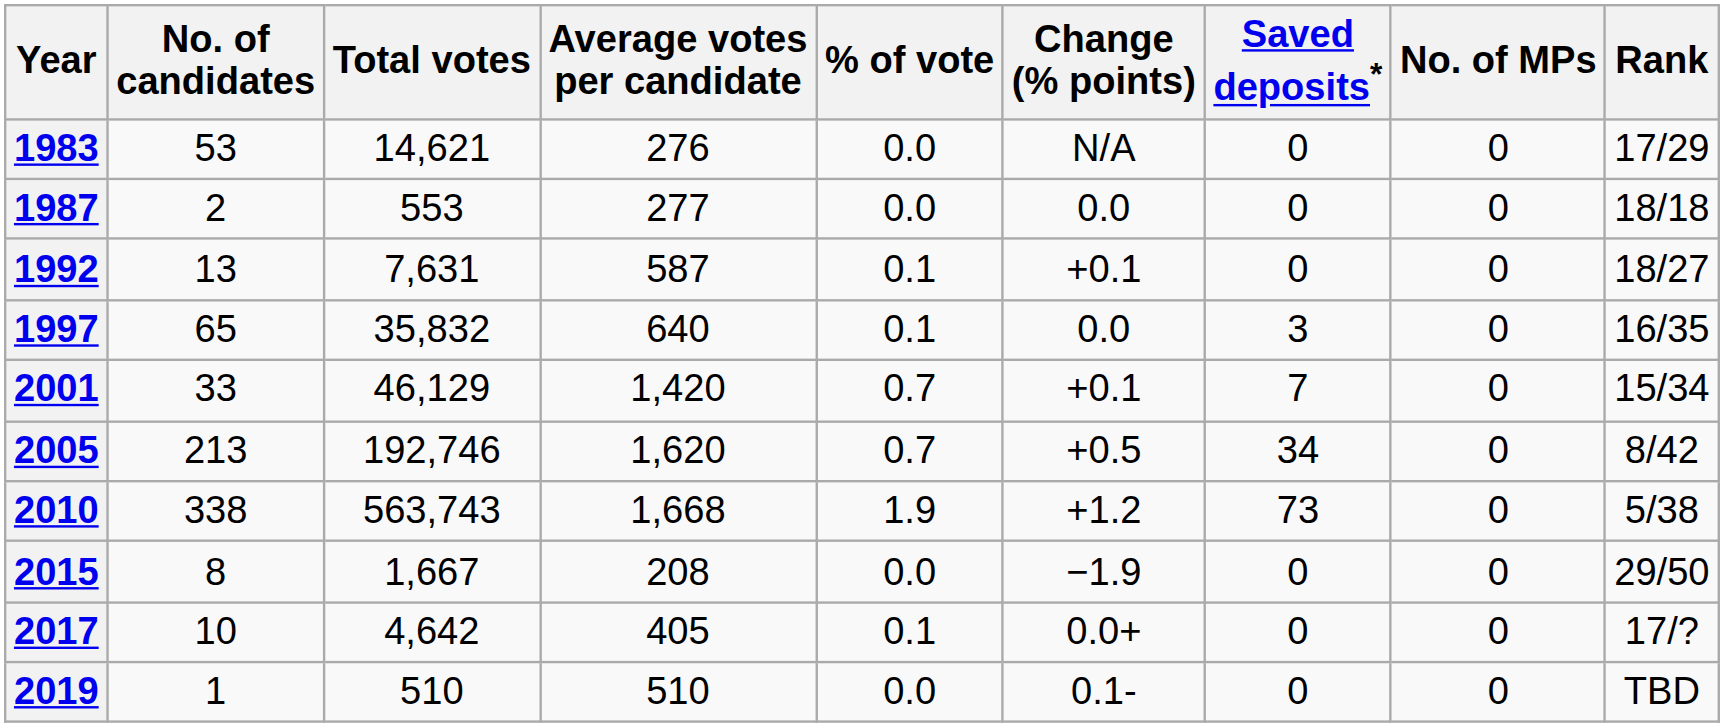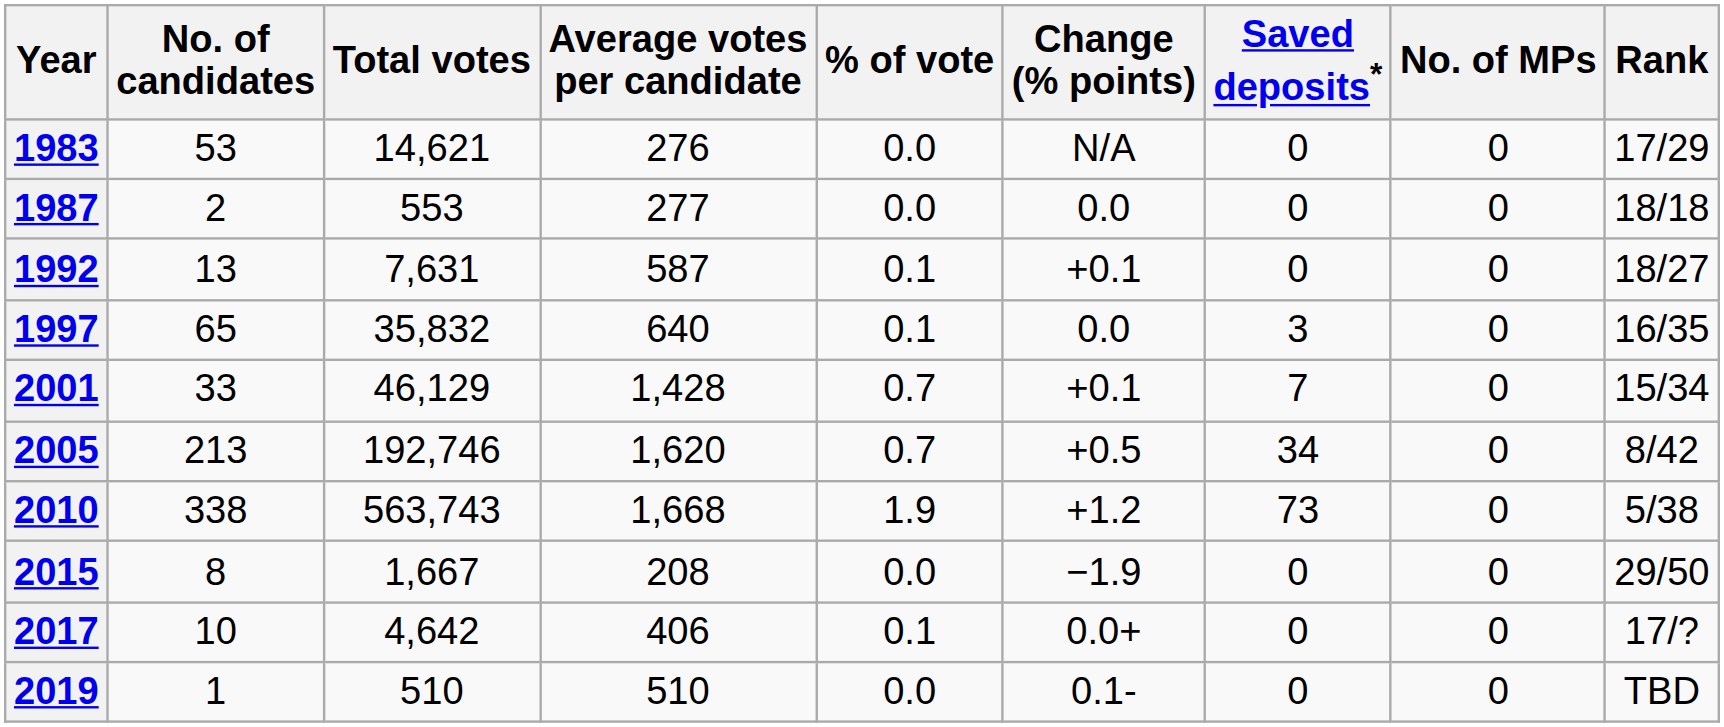(678, 389) 1,420 -> (678, 389) 1,428
(678, 631) 405 -> (678, 631) 406
